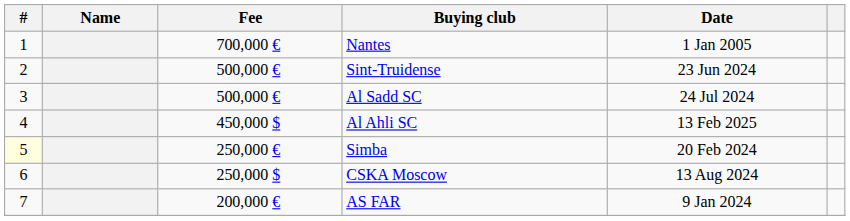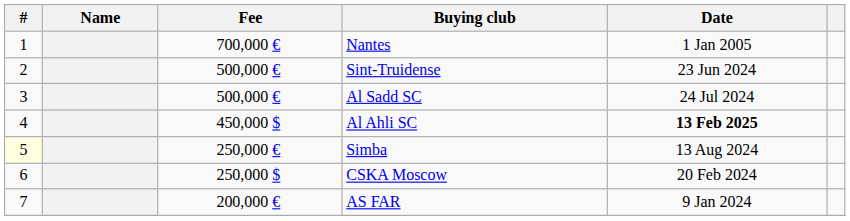(717, 123) normal -> (717, 123) bold
(717, 149) 20 Feb 2024 -> (717, 149) 13 Aug 2024
(717, 176) 13 Aug 2024 -> (717, 176) 20 Feb 2024
